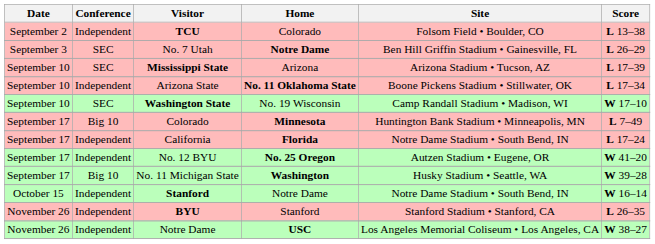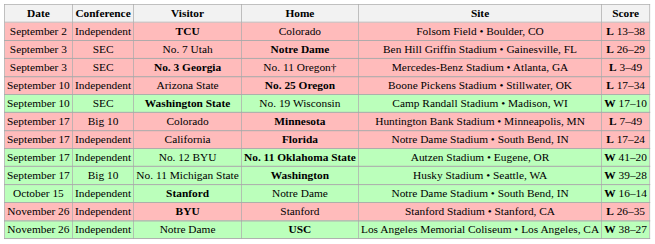+ row: (188, 67)
- row: (188, 67)
(300, 85) No. 11 Oklahoma State -> (300, 85) No. 25 Oregon
(300, 157) No. 25 Oregon -> (300, 157) No. 11 Oklahoma State
